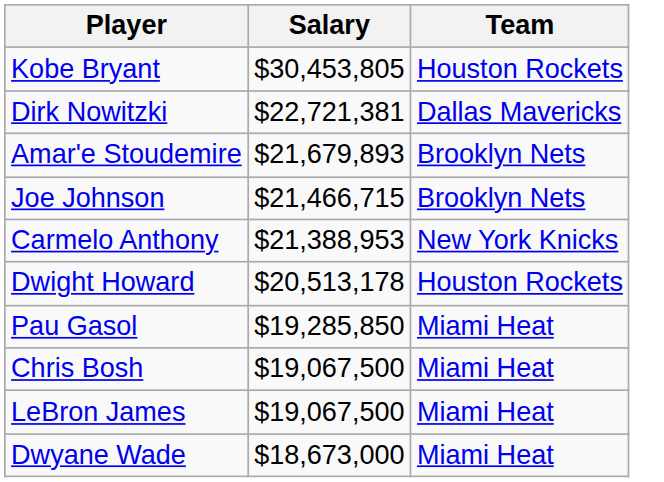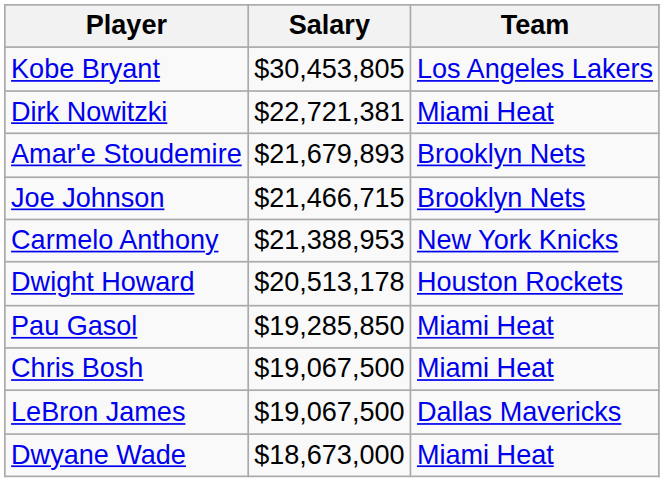(520, 68) Houston Rockets -> (535, 68) Los Angeles Lakers
(519, 111) Dallas Mavericks -> (485, 111) Miami Heat
(485, 411) Miami Heat -> (519, 411) Dallas Mavericks
